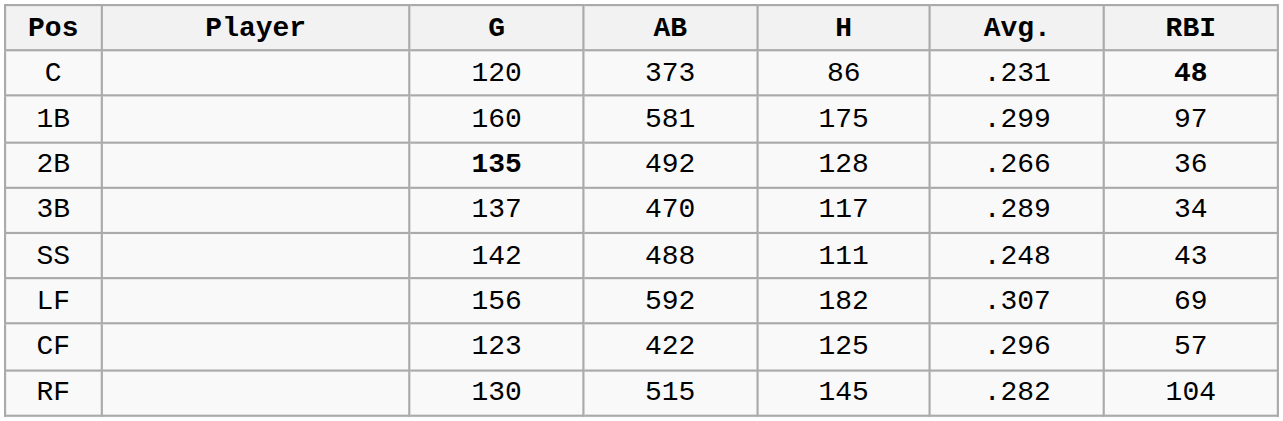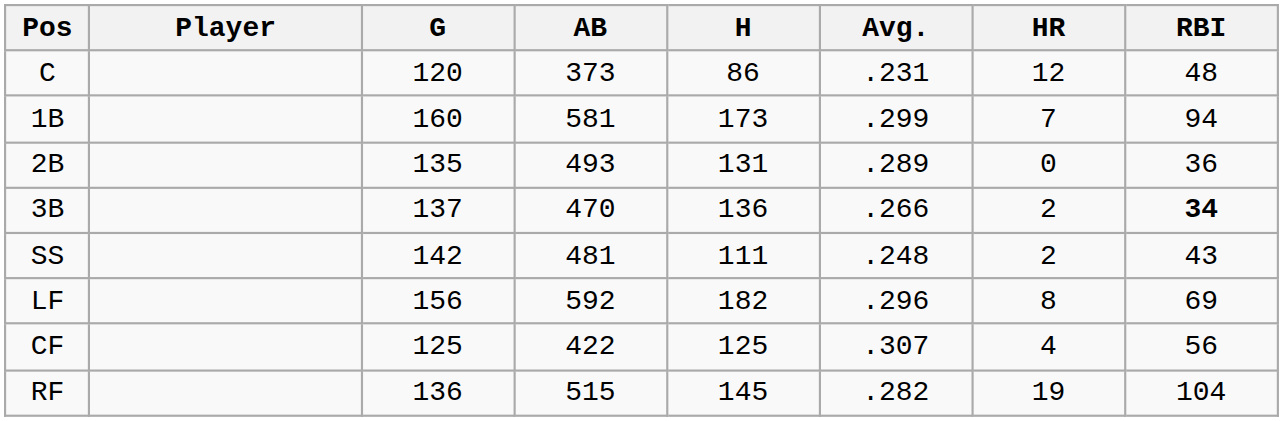+ column: (1048, 28)
(1191, 73) bold -> (1201, 73) normal
(844, 119) 175 -> (743, 119) 173
(1191, 119) 97 -> (1201, 119) 94
(497, 165) bold -> (438, 165) normal
(670, 165) 492 -> (590, 165) 493
(844, 165) 128 -> (743, 165) 131
(1017, 165) .266 -> (896, 165) .289
(844, 210) 117 -> (743, 210) 136
(1017, 210) .289 -> (896, 210) .266
(1191, 210) normal -> (1201, 210) bold
(670, 256) 488 -> (590, 256) 481
(1017, 301) .307 -> (896, 301) .296
(497, 347) 123 -> (438, 347) 125
(1017, 347) .296 -> (896, 347) .307
(1191, 347) 57 -> (1201, 347) 56
(497, 392) 130 -> (438, 392) 136
